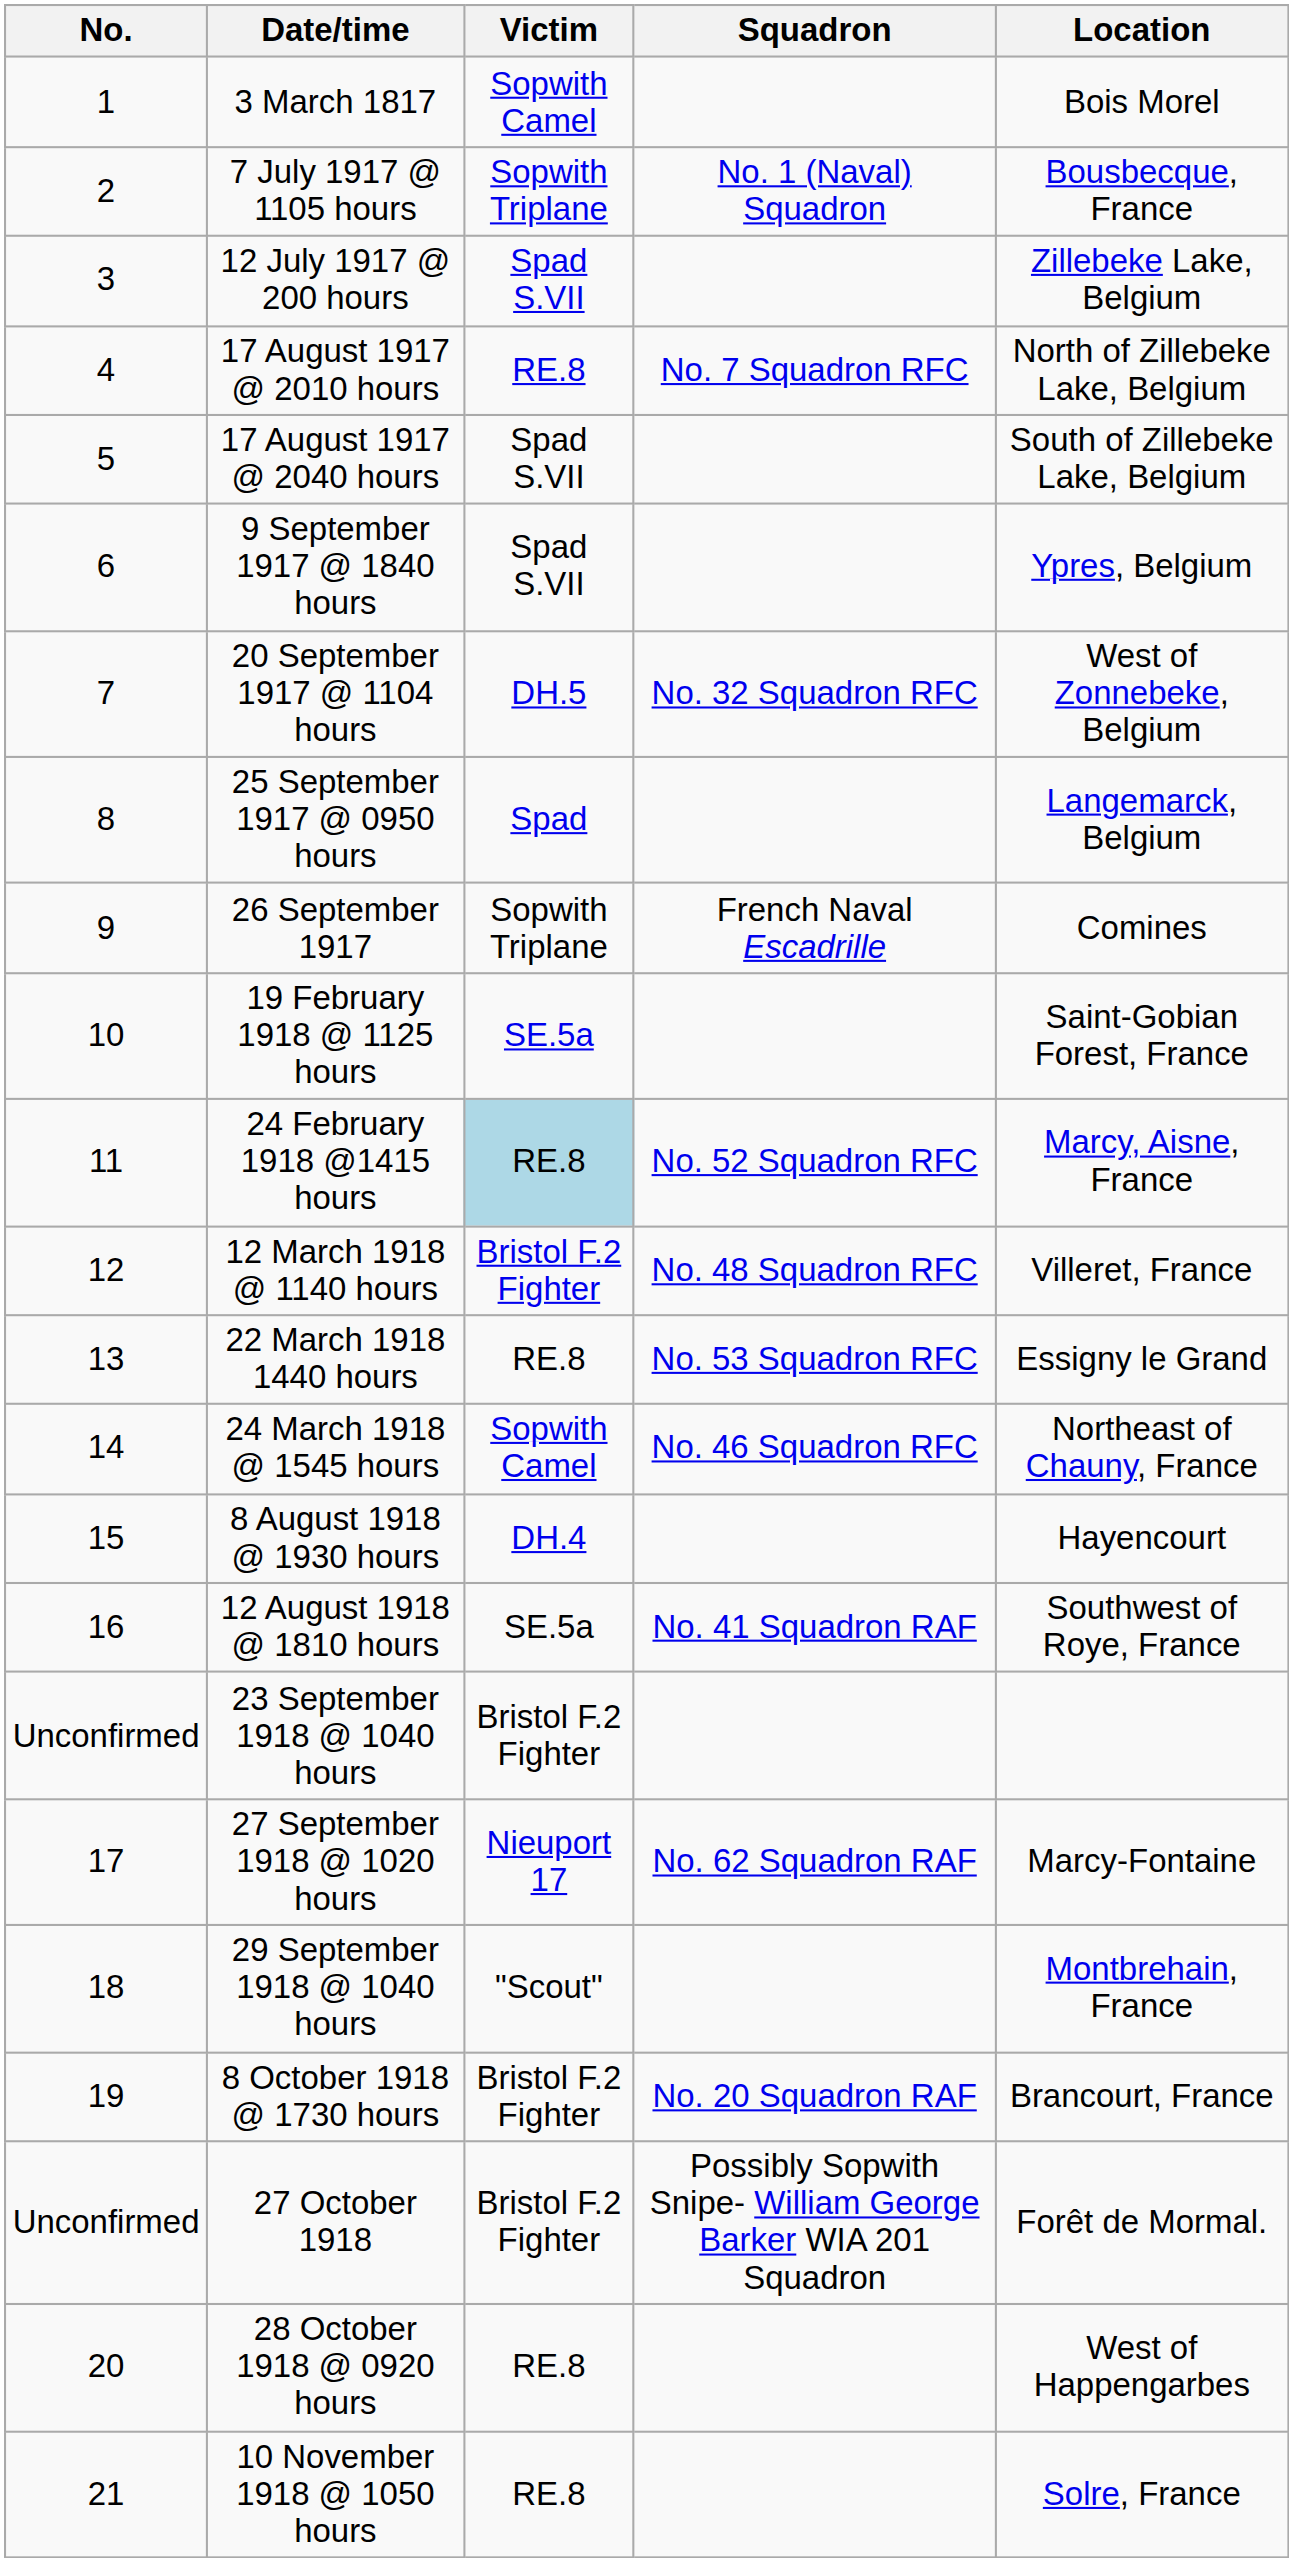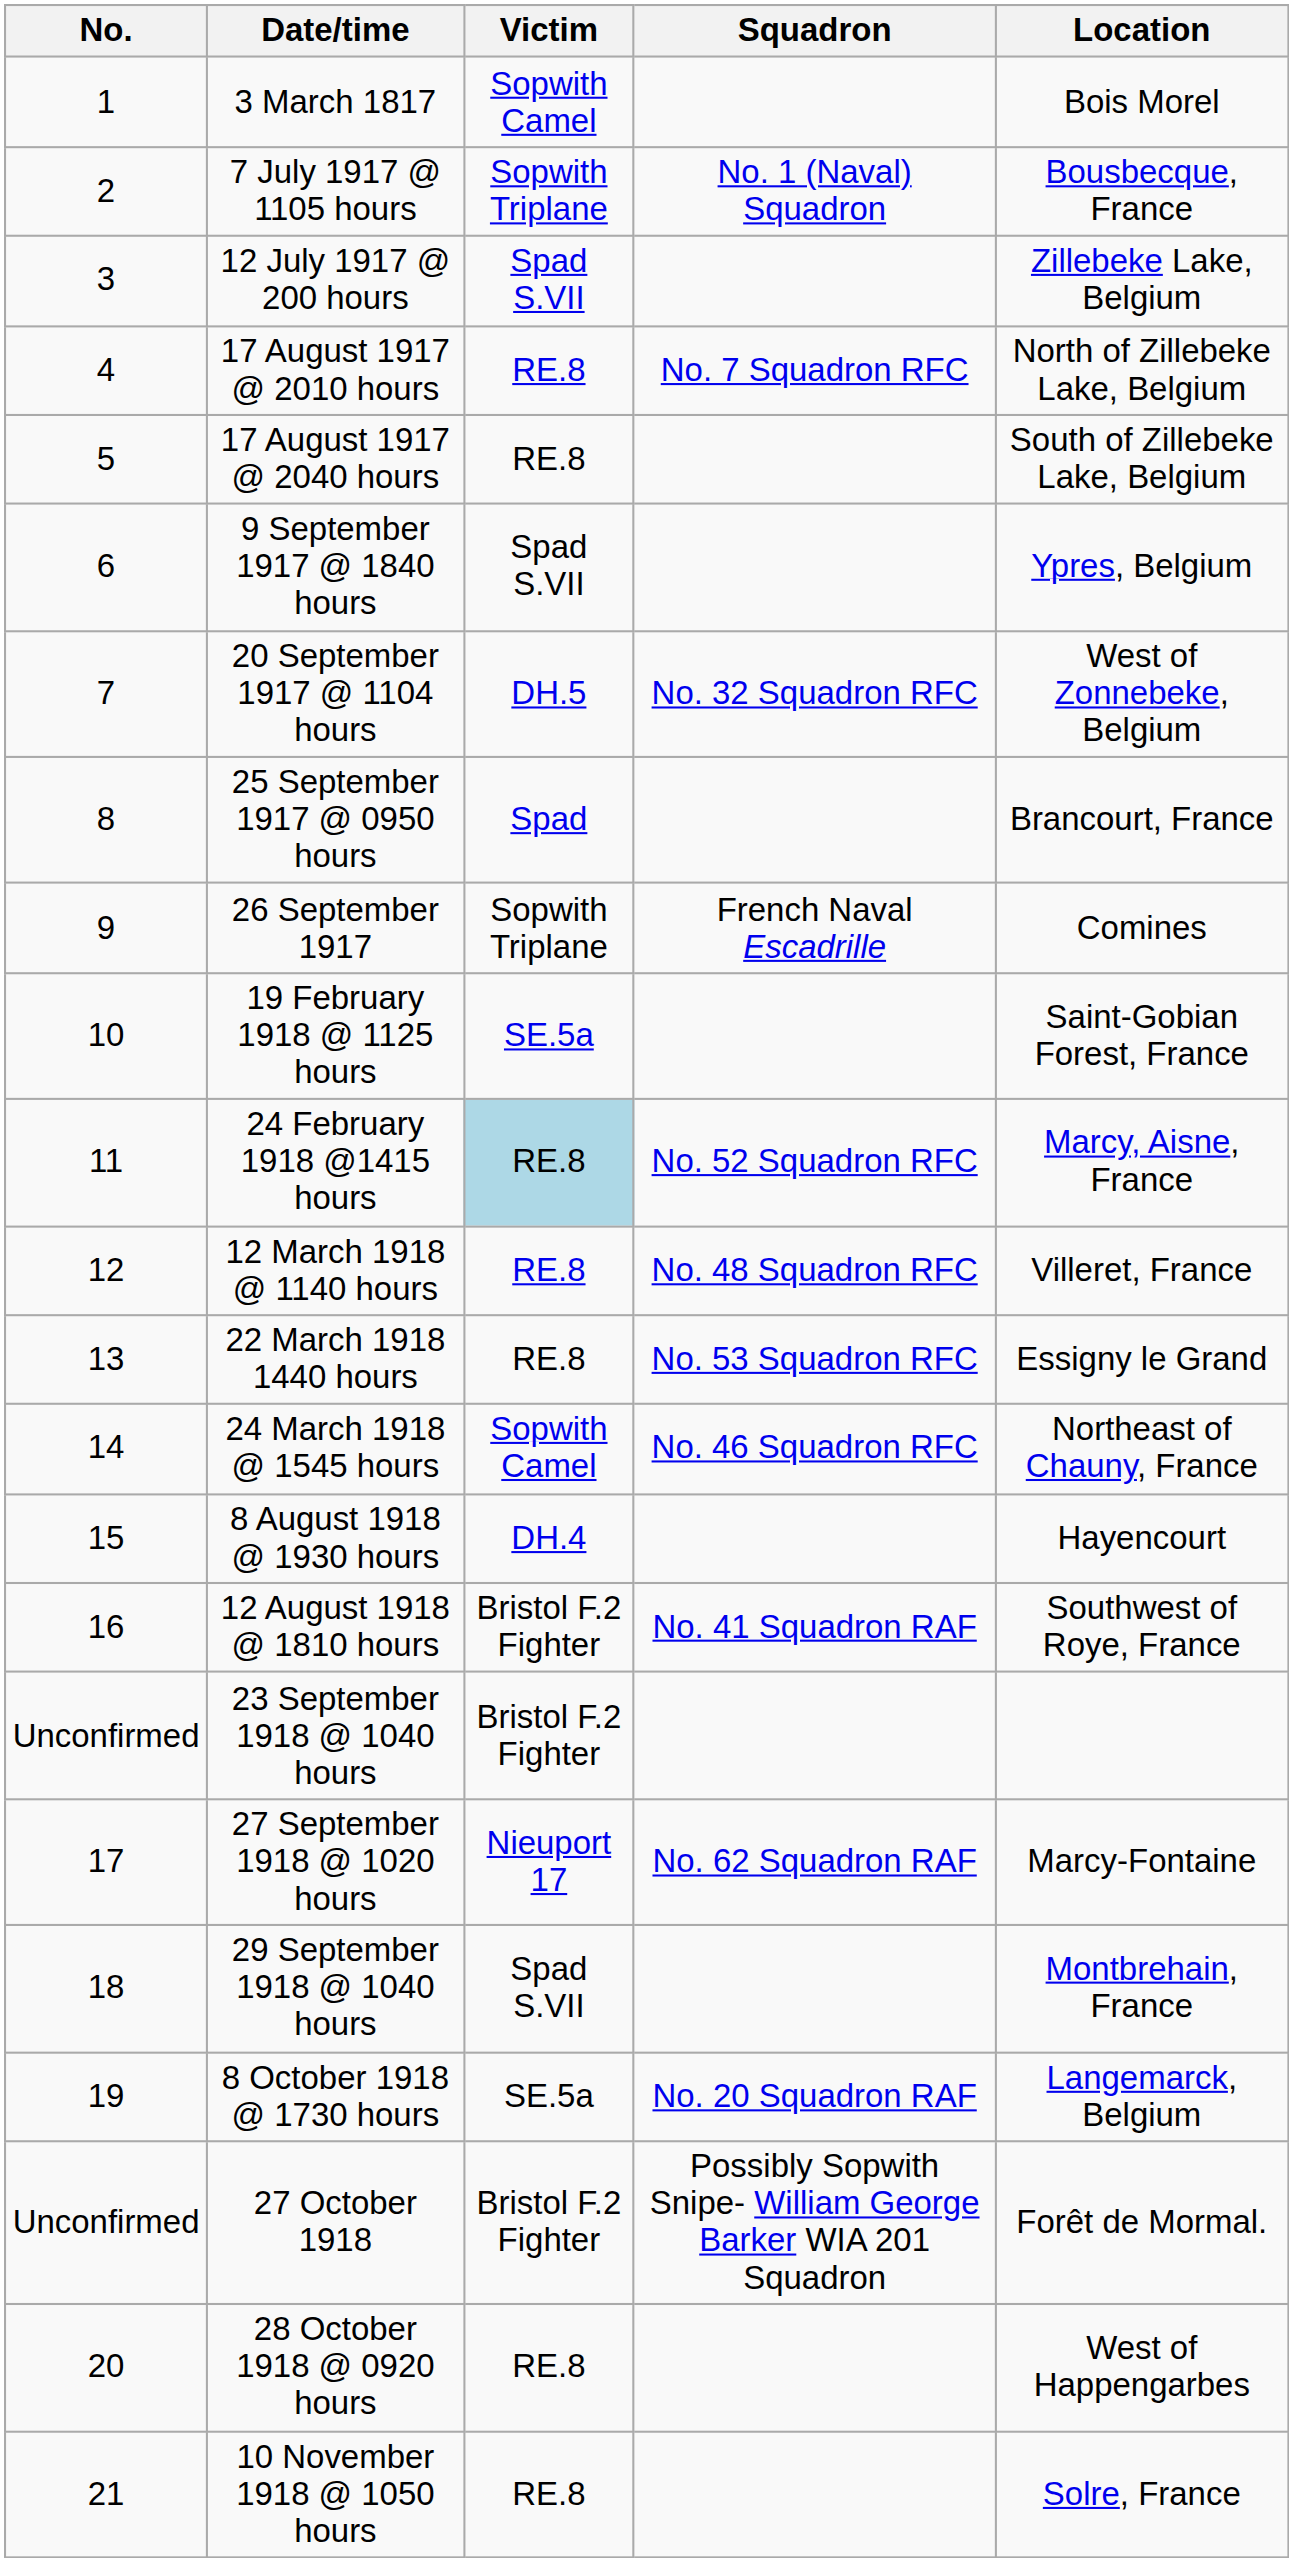(549, 458) Spad S.VII -> (549, 458) RE.8
(1142, 819) Langemarck, Belgium -> (1142, 819) Brancourt, France
(549, 1269) Bristol F.2 Fighter -> (549, 1269) RE.8
(549, 1627) SE.5a -> (549, 1627) Bristol F.2 Fighter
(549, 1987) "Scout" -> (549, 1987) Spad S.VII
(549, 2095) Bristol F.2 Fighter -> (549, 2095) SE.5a
(1142, 2095) Brancourt, France -> (1142, 2095) Langemarck, Belgium
